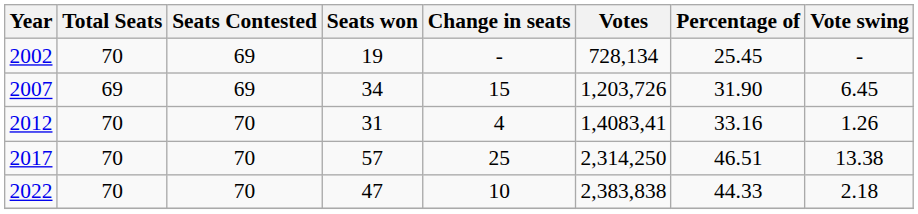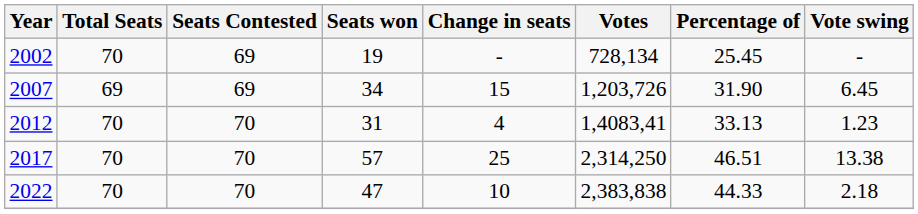(738, 123) 33.16 -> (738, 123) 33.13
(859, 123) 1.26 -> (859, 123) 1.23
